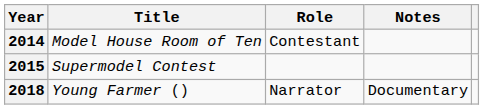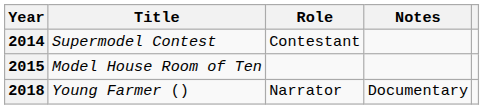(157, 42) Model House Room of Ten -> (134, 42) Supermodel Contest
(134, 67) Supermodel Contest -> (157, 67) Model House Room of Ten
